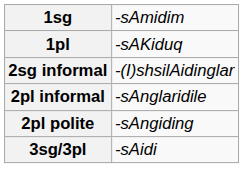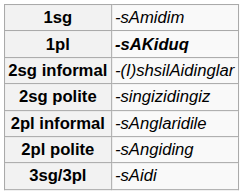(149, 44) normal -> (152, 44) bold
+ row: (58, 96)
